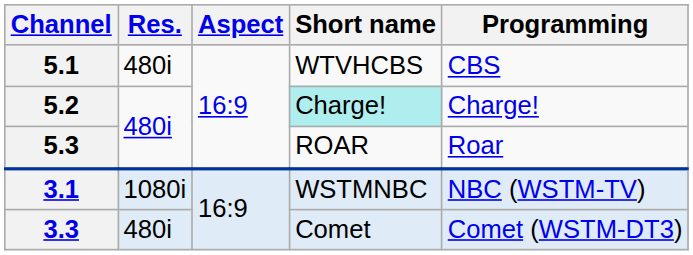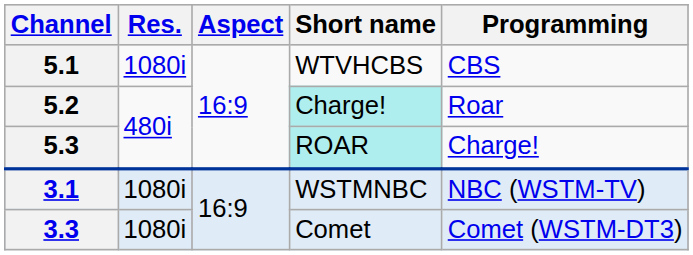(148, 65) 480i -> (155, 65) 1080i
(493, 106) Charge! -> (476, 106) Roar
(332, 146) no background -> (332, 146) paleturquoise background
(476, 146) Roar -> (493, 146) Charge!
(148, 229) 480i -> (155, 229) 1080i
